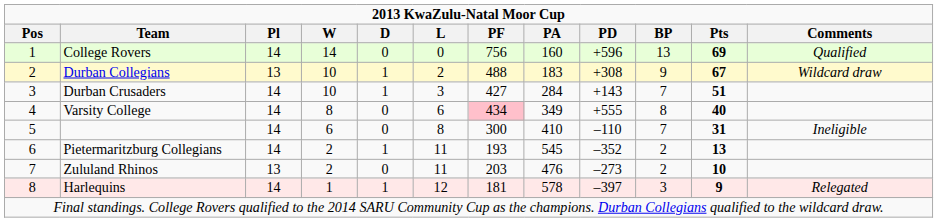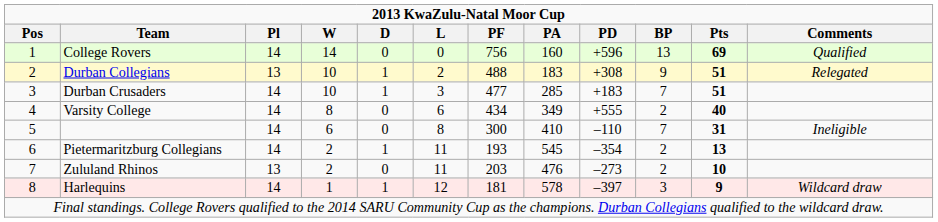(719, 72) 67 -> (719, 72) 51
(840, 72) Wildcard draw -> (840, 72) Relegated
(496, 91) 427 -> (496, 91) 477
(552, 91) 284 -> (552, 91) 285
(608, 91) +143 -> (608, 91) +183
(496, 111) pink background -> (496, 111) no background
(663, 111) 8 -> (663, 111) 2
(608, 149) –352 -> (608, 149) –354
(840, 188) Relegated -> (840, 188) Wildcard draw
